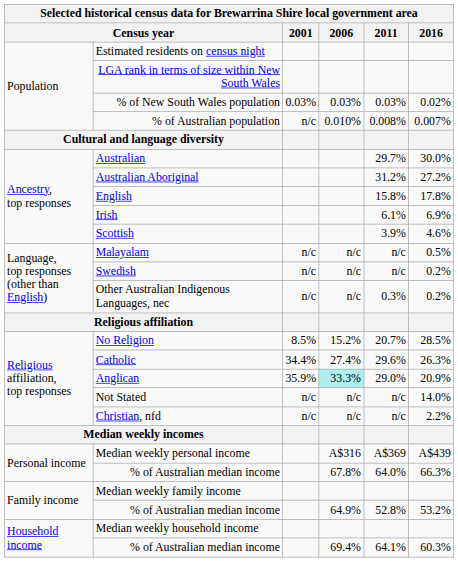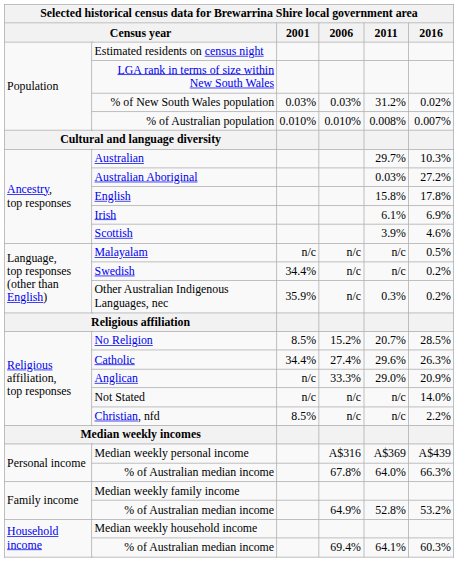(389, 102) 0.03% -> (391, 102) 31.2%
(309, 121) n/c -> (298, 121) 0.010%
(434, 158) 30.0% -> (434, 158) 10.3%
(391, 177) 31.2% -> (389, 177) 0.03%
(309, 271) n/c -> (301, 271) 34.4%
(309, 296) n/c -> (301, 296) 35.9%
(301, 378) 35.9% -> (309, 378) n/c
(344, 378) paleturquoise background -> (344, 378) no background
(309, 416) n/c -> (304, 416) 8.5%
